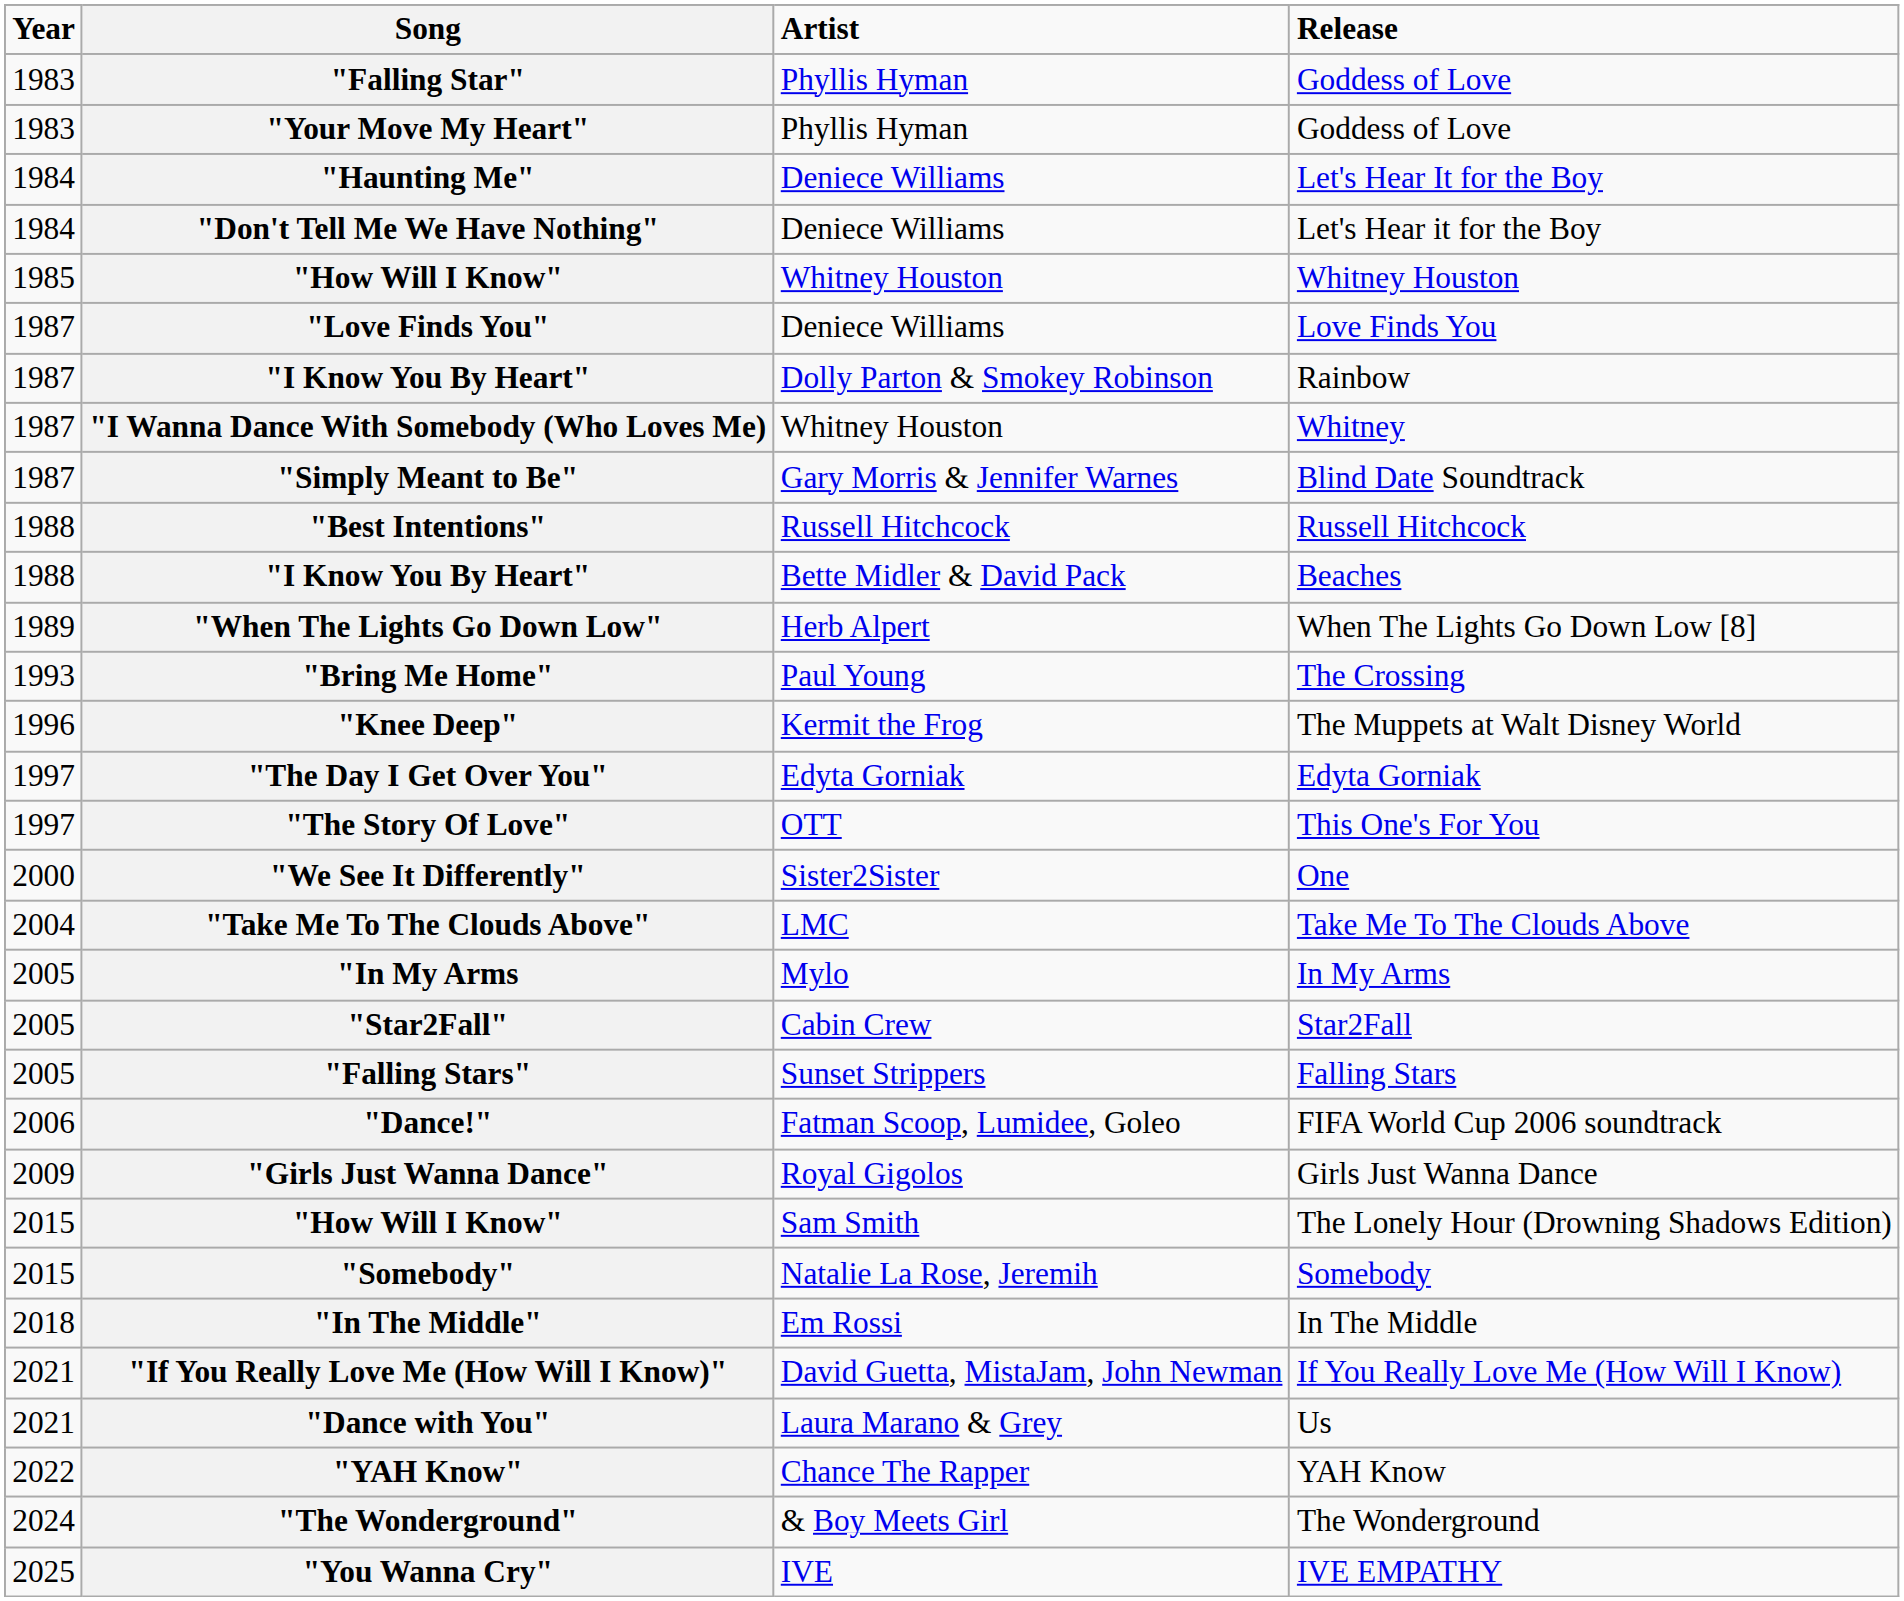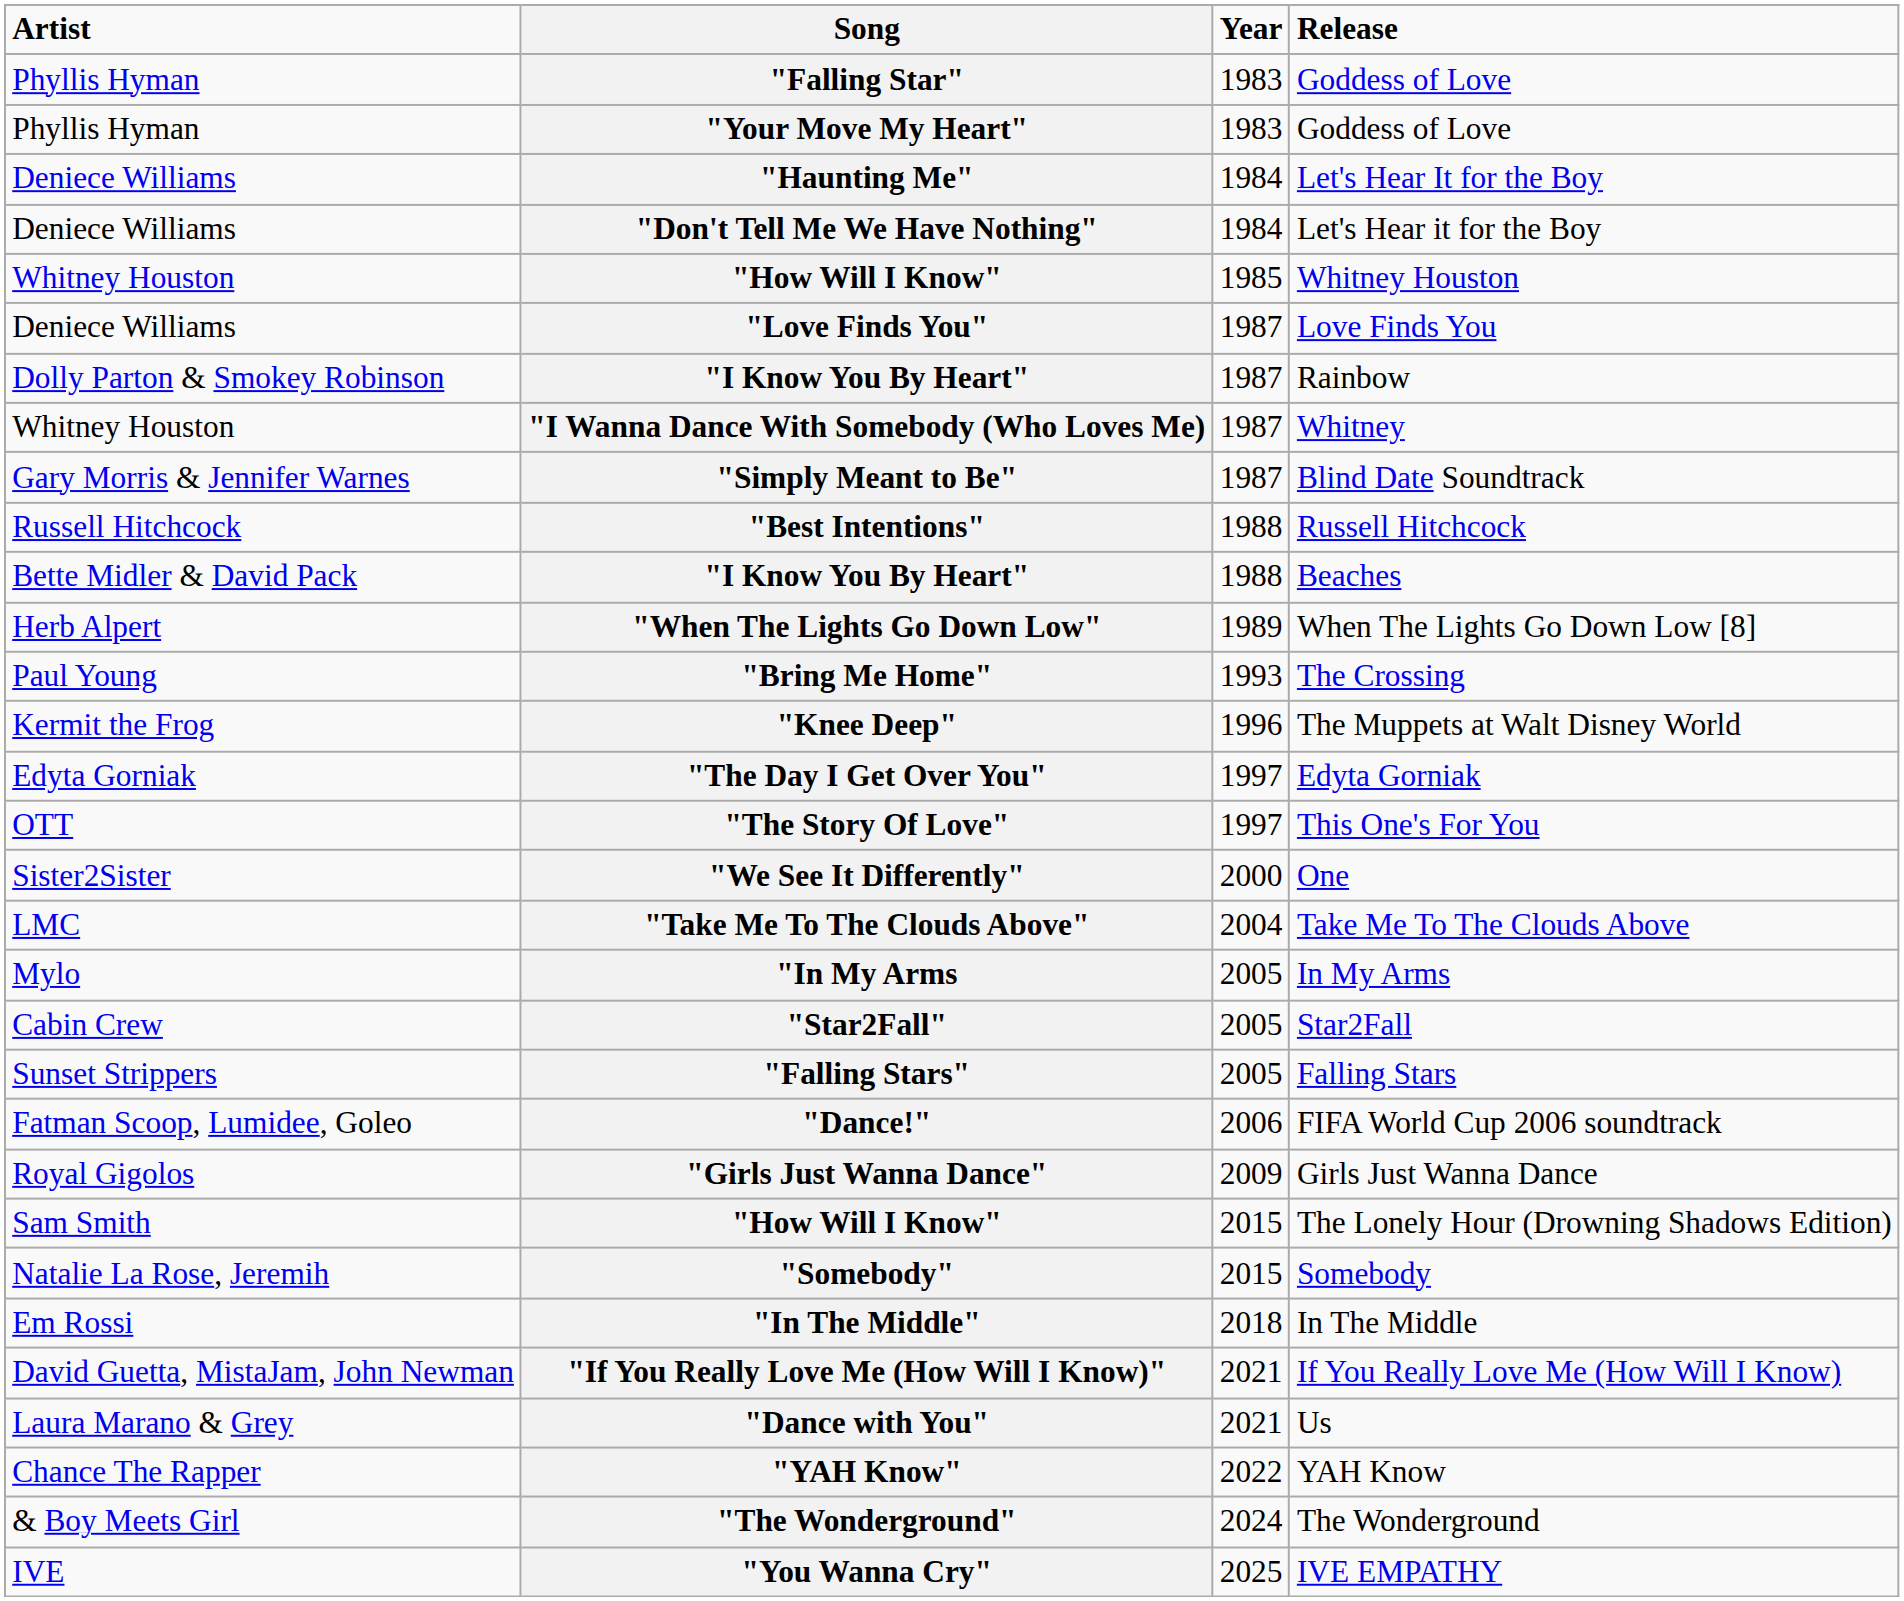columns swapped: (44, 29) <-> (820, 29)
